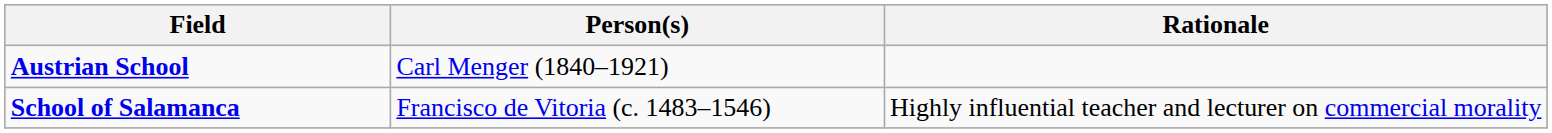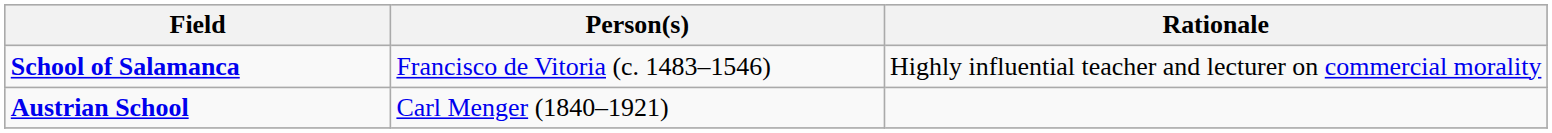rows swapped: (100, 66) <-> (125, 107)
